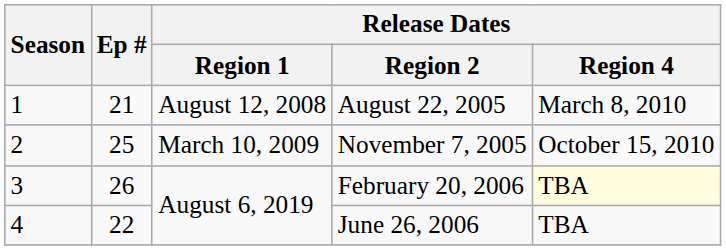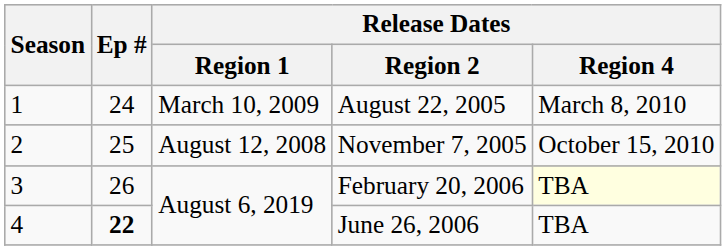(122, 104) 21 -> (122, 104) 24
(242, 104) August 12, 2008 -> (239, 104) March 10, 2009
(239, 144) March 10, 2009 -> (242, 144) August 12, 2008
(122, 225) normal -> (122, 225) bold
